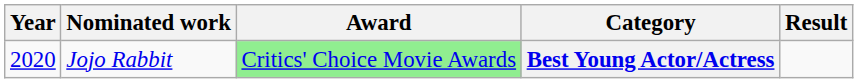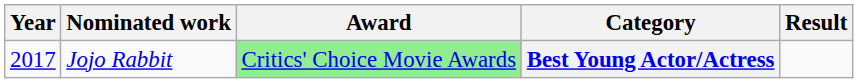(33, 58) 2020 -> (33, 58) 2017
